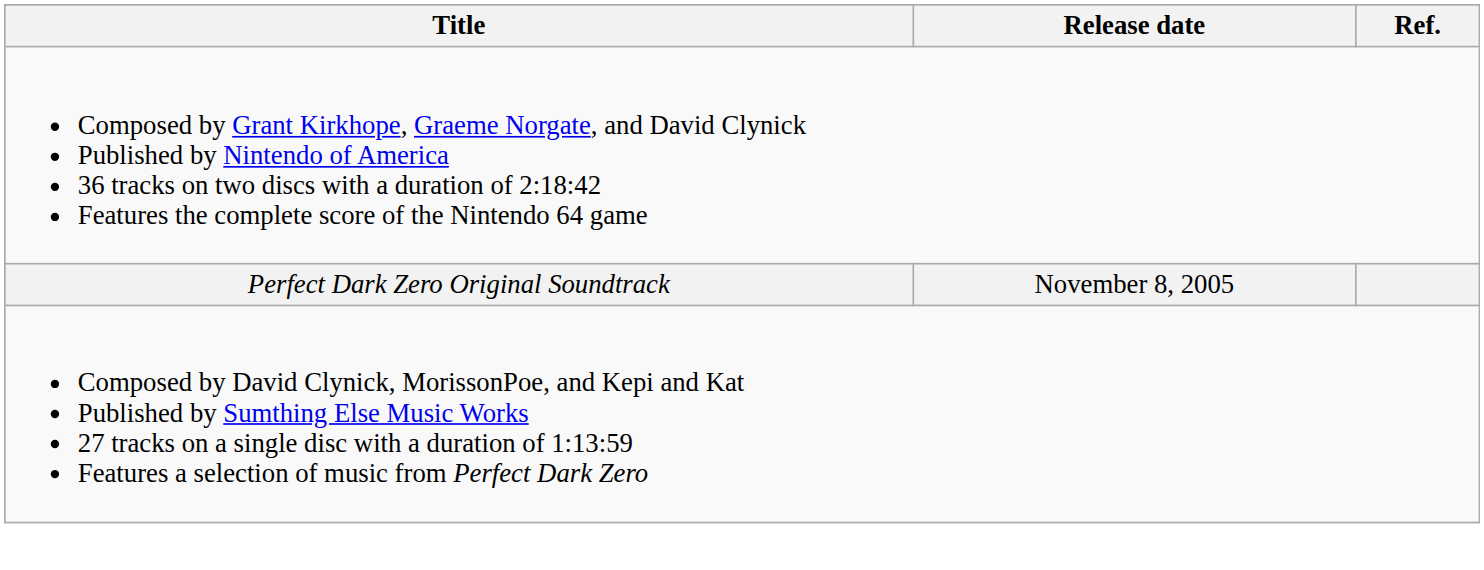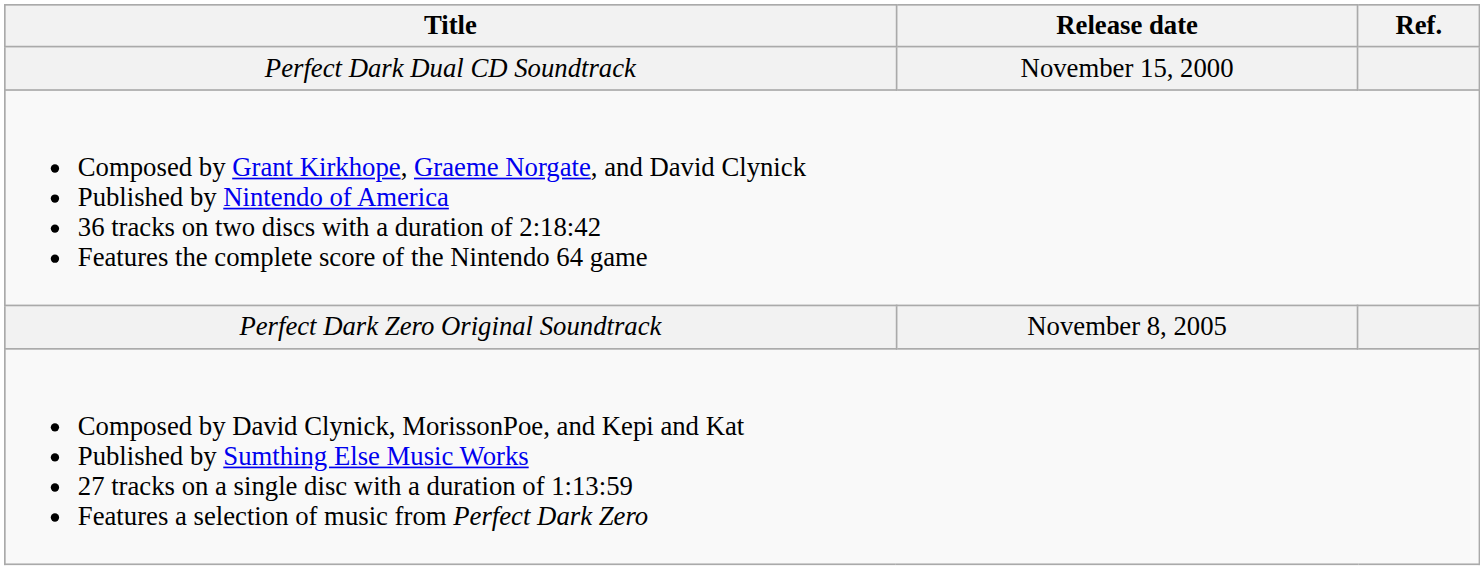+ row: (450, 68)
